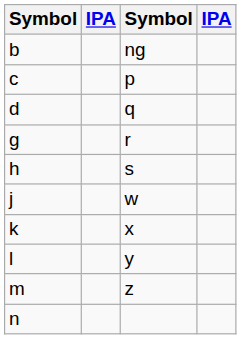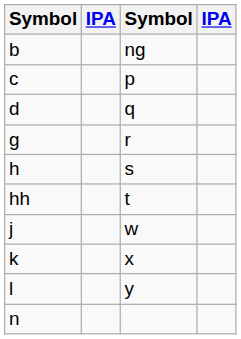+ row: (19, 199)
- row: (17, 288)
